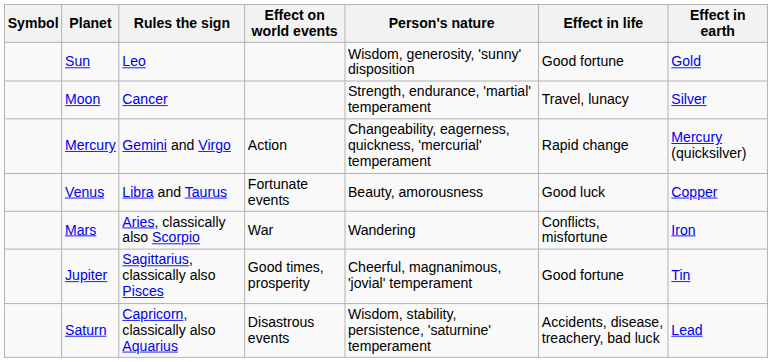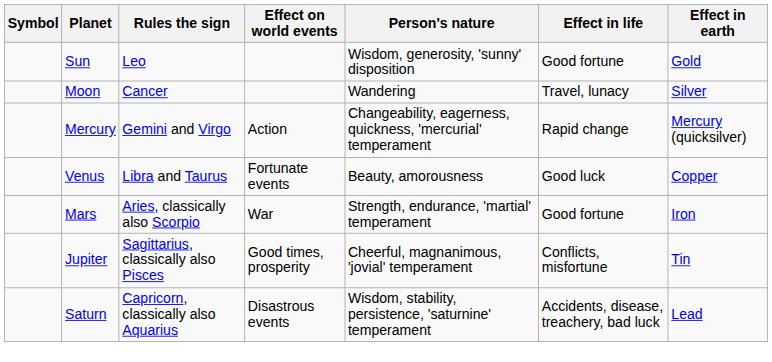(439, 99) Strength, endurance, 'martial' temperament -> (382, 92) Wandering
(382, 230) Wandering -> (439, 214) Strength, endurance, 'martial' temperament
(575, 230) Conflicts, misfortune -> (583, 214) Good fortune
(583, 276) Good fortune -> (575, 260) Conflicts, misfortune
